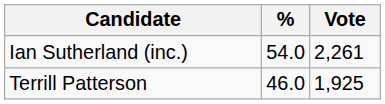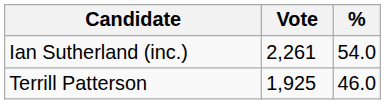columns swapped: (345, 20) <-> (286, 20)
